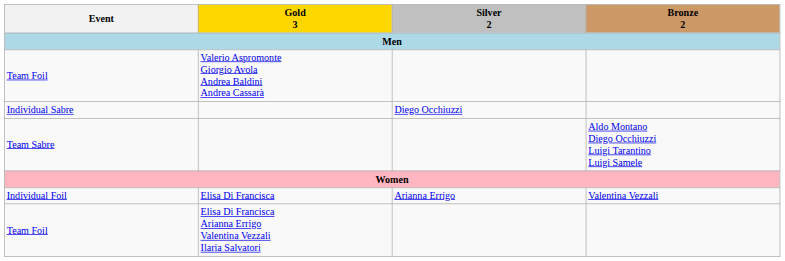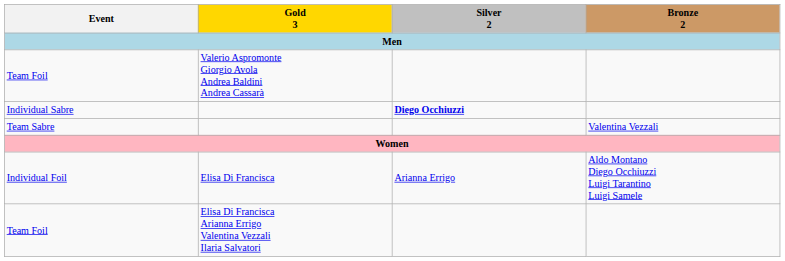(428, 110) normal -> (429, 110) bold
(622, 145) Aldo Montano Diego Occhiuzzi Luigi Tarantino Luigi Samele -> (623, 127) Valentina Vezzali
(623, 196) Valentina Vezzali -> (622, 178) Aldo Montano Diego Occhiuzzi Luigi Tarantino Luigi Samele
